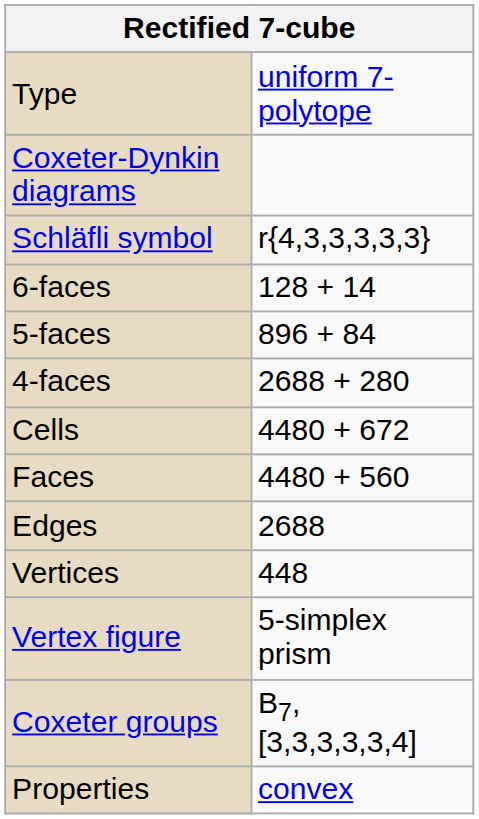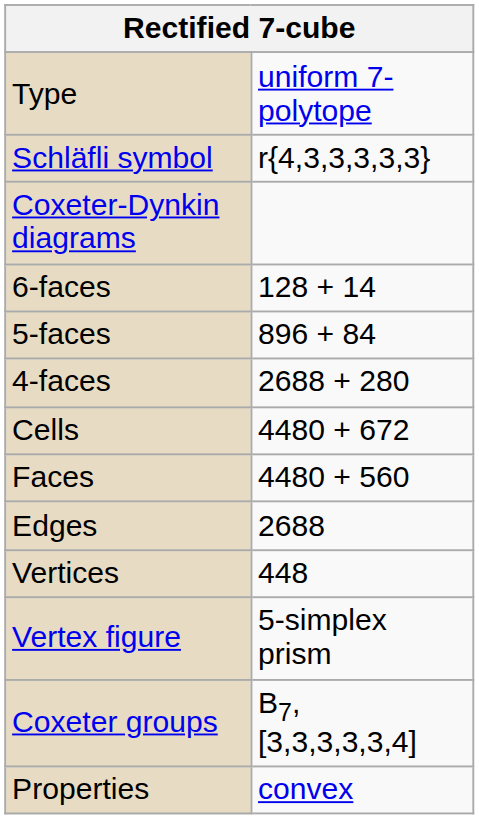rows swapped: (112, 239) <-> (116, 174)
